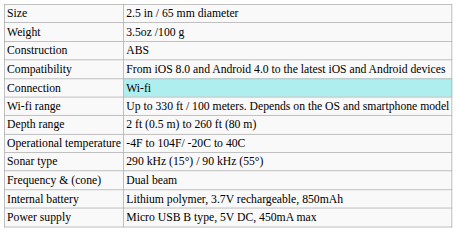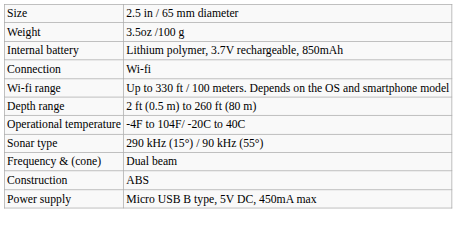rows swapped: (37, 50) <-> (43, 198)
- row: (40, 69)
(139, 87) paleturquoise background -> (139, 69) no background
